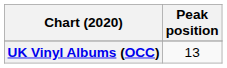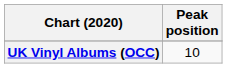(192, 52) 13 -> (192, 52) 10
